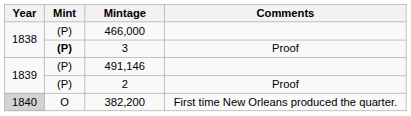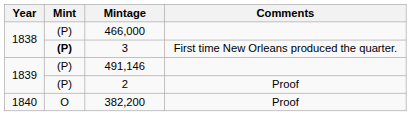(285, 48) Proof -> (285, 48) First time New Orleans produced the quarter.
(24, 102) lightgrey background -> (24, 102) no background
(285, 102) First time New Orleans produced the quarter. -> (285, 102) Proof
